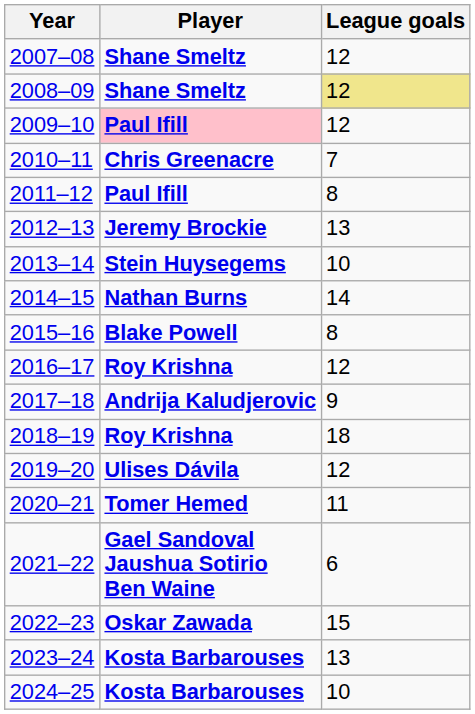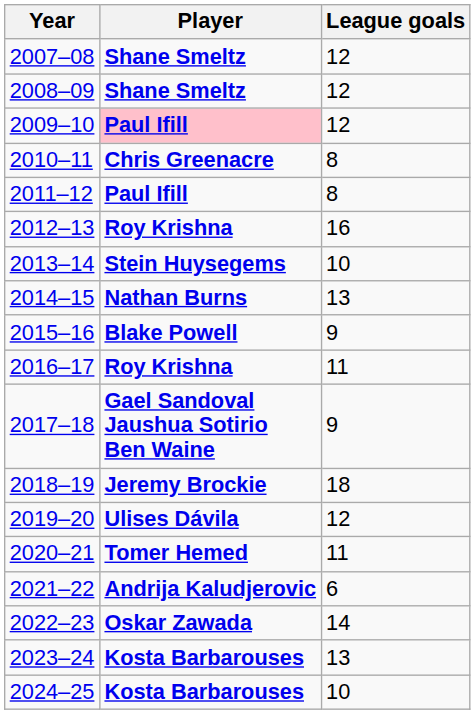(338, 90) khaki background -> (338, 90) no background
(332, 159) 7 -> (332, 159) 8
(185, 228) Jeremy Brockie -> (169, 228) Roy Krishna
(338, 228) 13 -> (338, 228) 16
(338, 297) 14 -> (338, 297) 13
(332, 332) 8 -> (332, 332) 9
(338, 366) 12 -> (337, 366) 11
(210, 401) Andrija Kaludjerovic -> (186, 425) Gael Sandoval Jaushua Sotirio Ben Waine
(169, 435) Roy Krishna -> (185, 484) Jeremy Brockie
(186, 563) Gael Sandoval Jaushua Sotirio Ben Waine -> (210, 588) Andrija Kaludjerovic
(338, 622) 15 -> (338, 622) 14
